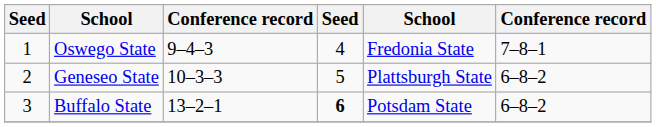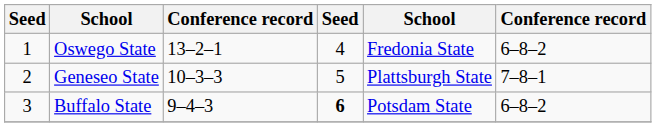(190, 48) 9–4–3 -> (195, 48) 13–2–1
(523, 48) 7–8–1 -> (523, 48) 6–8–2
(523, 77) 6–8–2 -> (523, 77) 7–8–1
(195, 106) 13–2–1 -> (190, 106) 9–4–3
